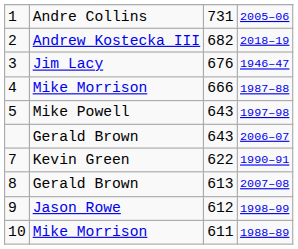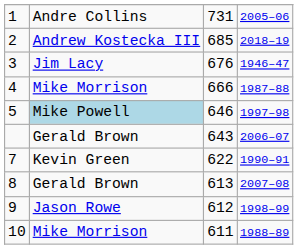(220, 40) 682 -> (220, 40) 685
(81, 112) no background -> (81, 112) lightblue background
(220, 112) 643 -> (220, 112) 646
